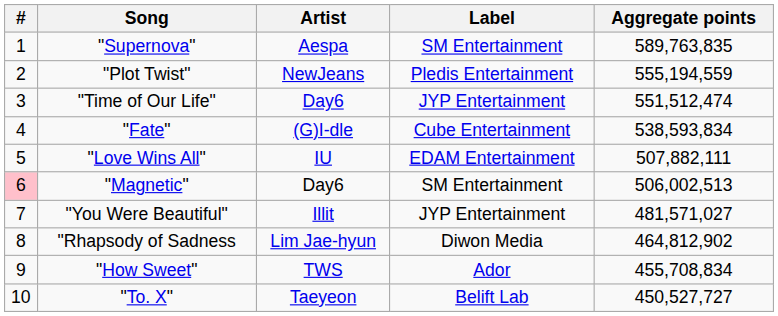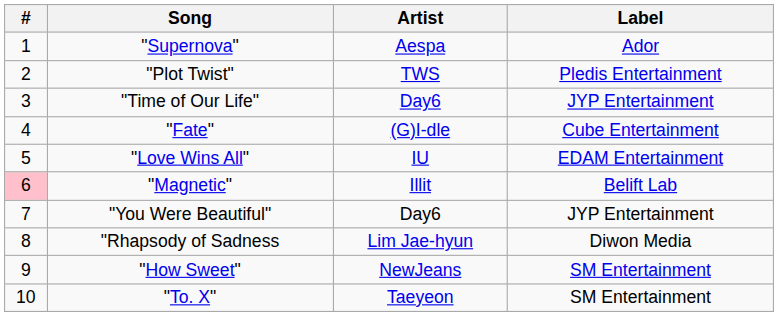- column: (684, 18)
(492, 46) SM Entertainment -> (640, 46) Ador
(323, 74) NewJeans -> (420, 74) TWS
(323, 185) Day6 -> (420, 185) Illit
(492, 185) SM Entertainment -> (640, 185) Belift Lab
(323, 213) Illit -> (420, 213) Day6
(323, 269) TWS -> (420, 269) NewJeans
(492, 269) Ador -> (640, 269) SM Entertainment
(492, 297) Belift Lab -> (640, 297) SM Entertainment
